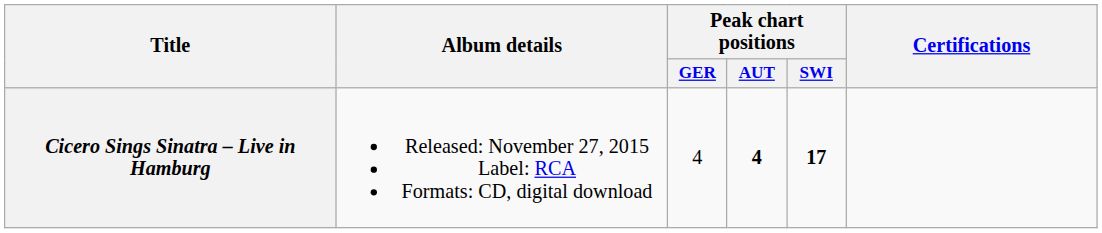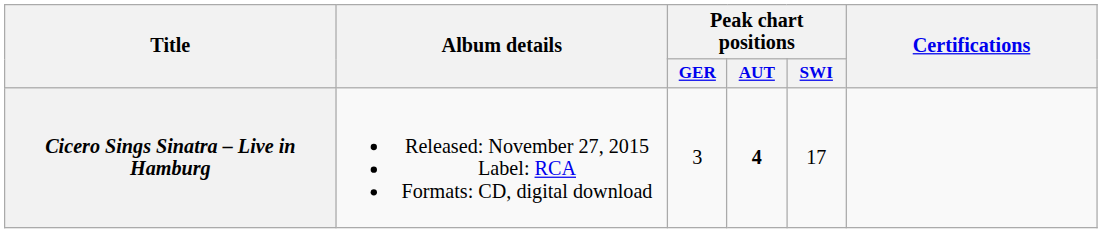(697, 157) 4 -> (697, 157) 3
(816, 157) bold -> (816, 157) normal
